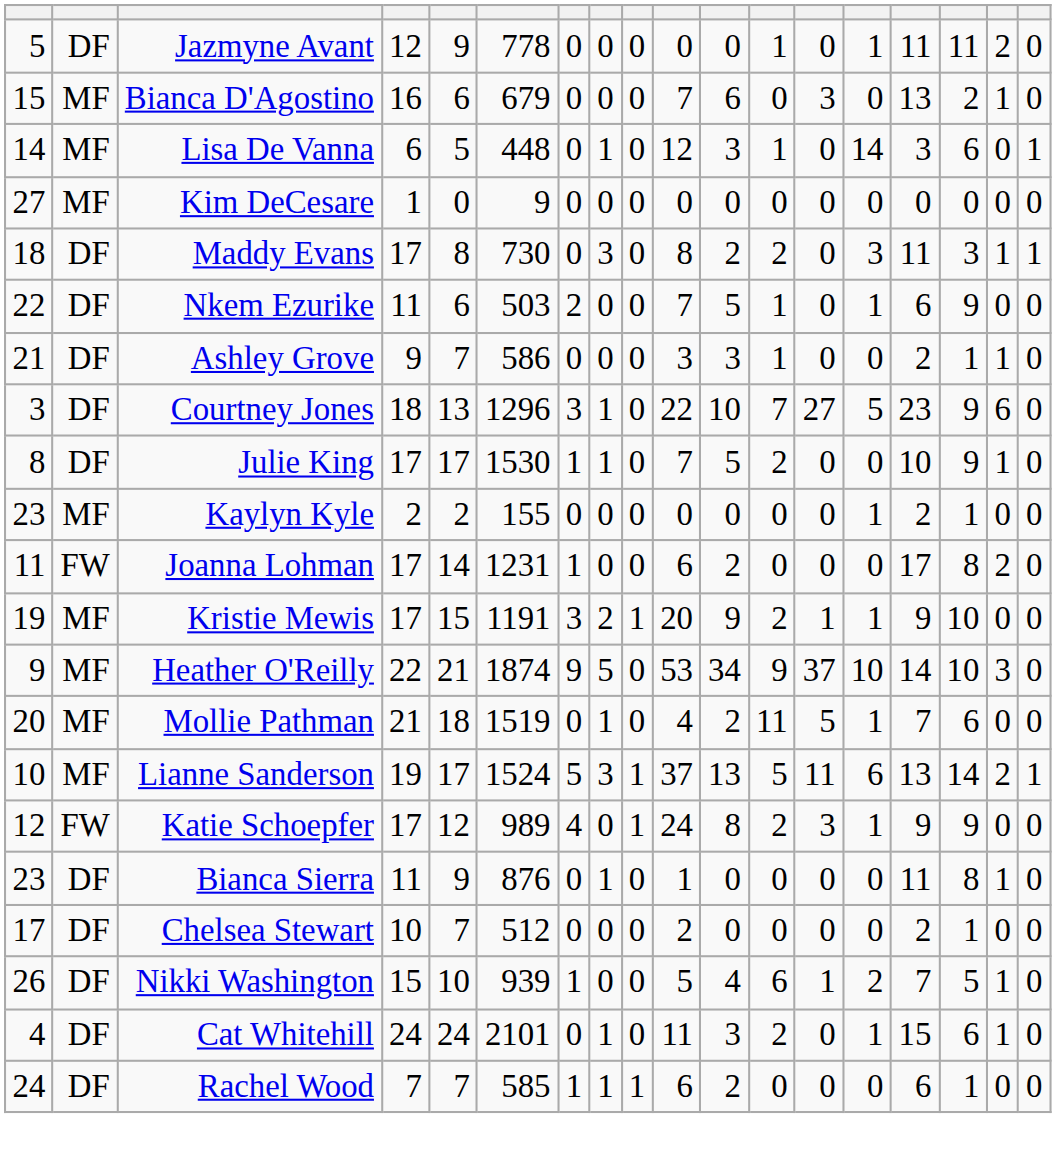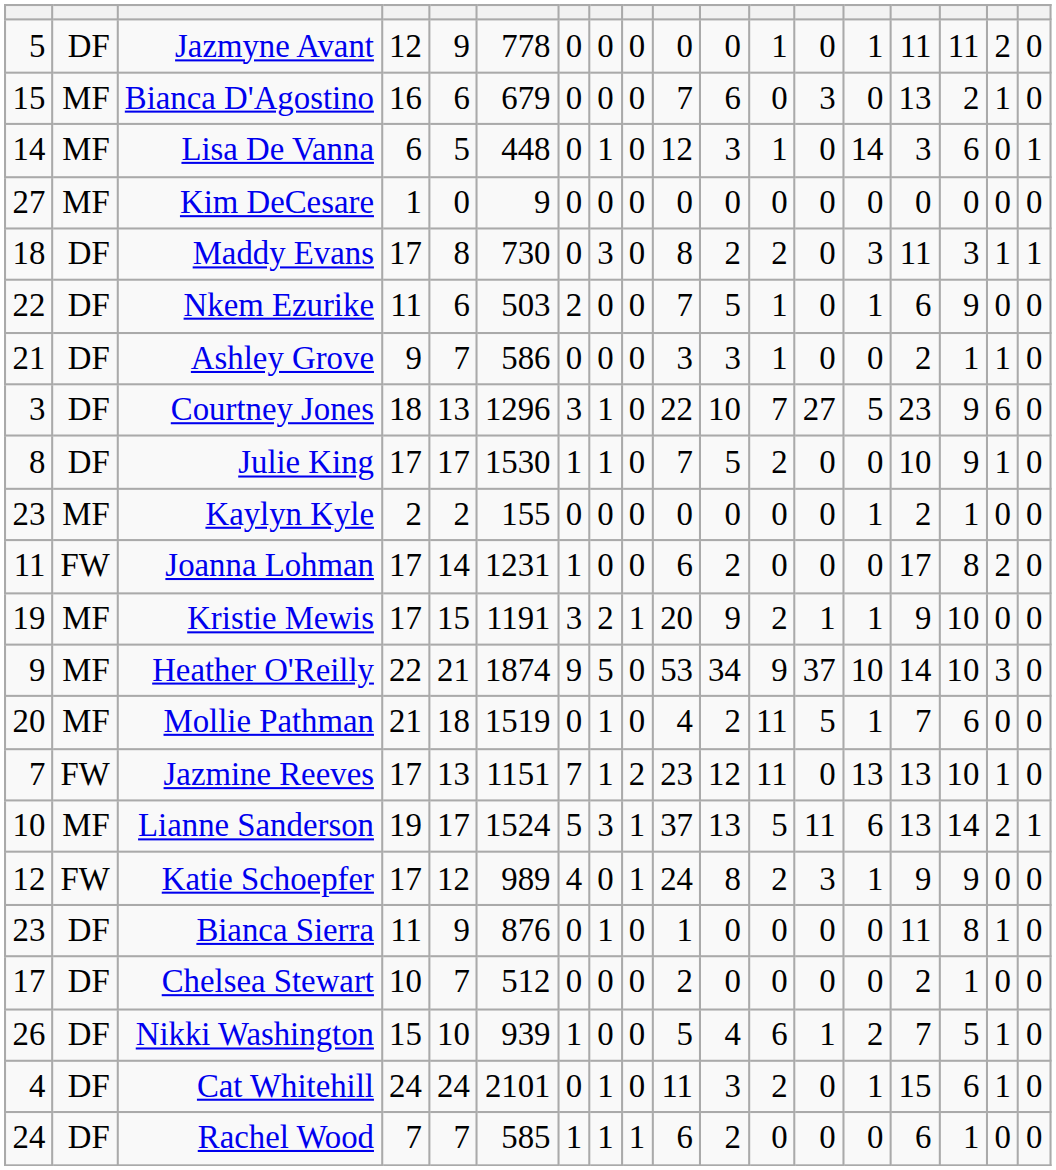+ row: (269, 773)
